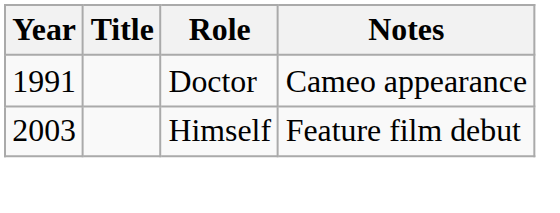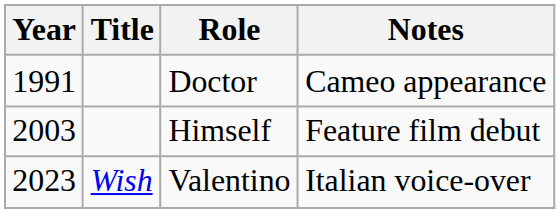+ row: (229, 181)
